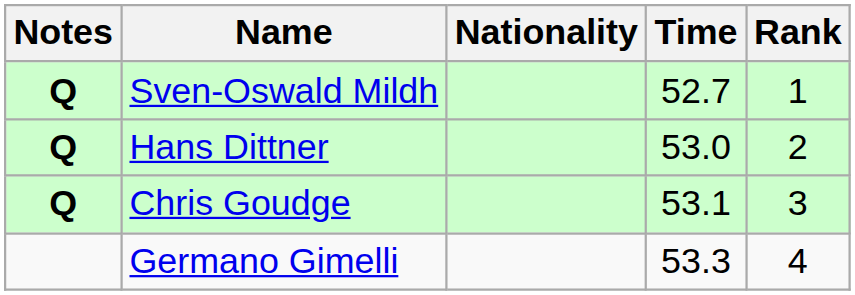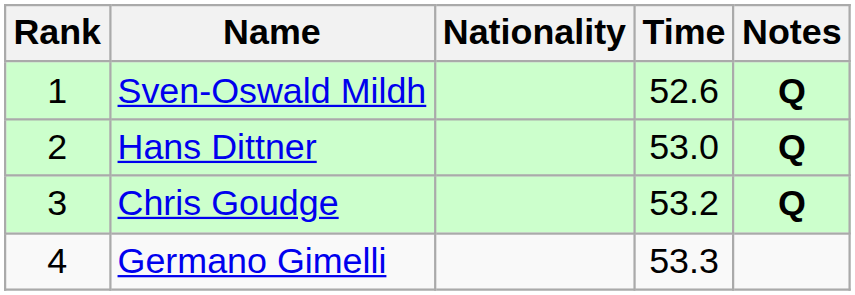columns swapped: (798, 32) <-> (63, 32)
(696, 89) 52.7 -> (684, 89) 52.6
(696, 203) 53.1 -> (684, 203) 53.2
